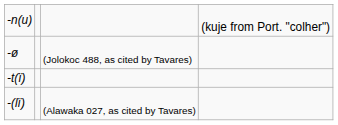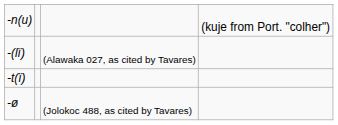rows swapped: (16, 103) <-> (13, 52)
